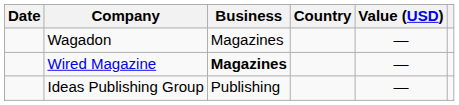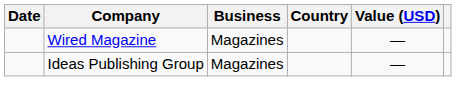- row: (79, 40)
(249, 64) bold -> (247, 40) normal
(245, 87) Publishing -> (247, 64) Magazines
